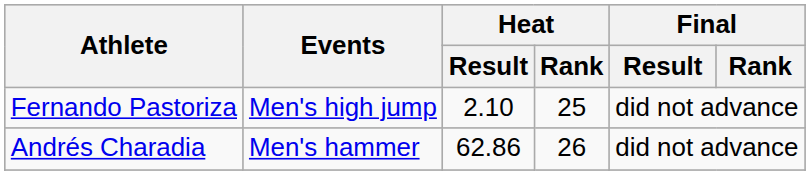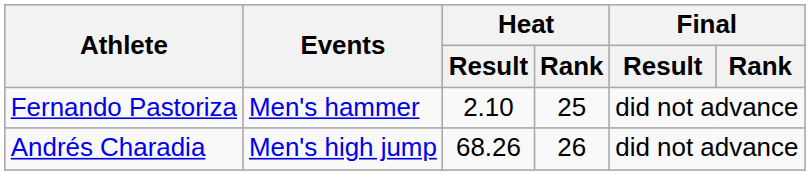(343, 107) Men's high jump -> (334, 107) Men's hammer
(334, 148) Men's hammer -> (343, 148) Men's high jump
(488, 148) 62.86 -> (488, 148) 68.26
